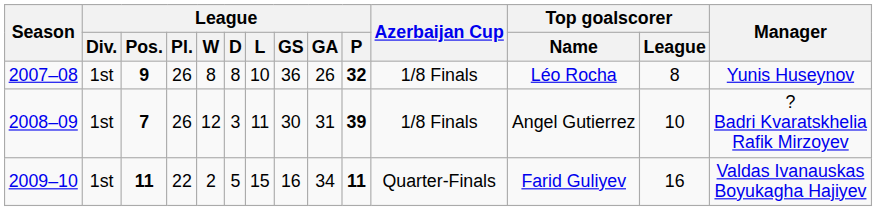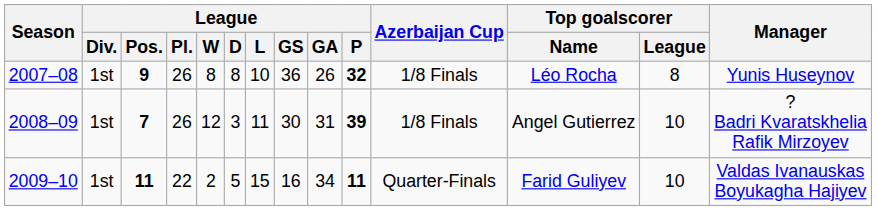(675, 181) 16 -> (675, 181) 10
